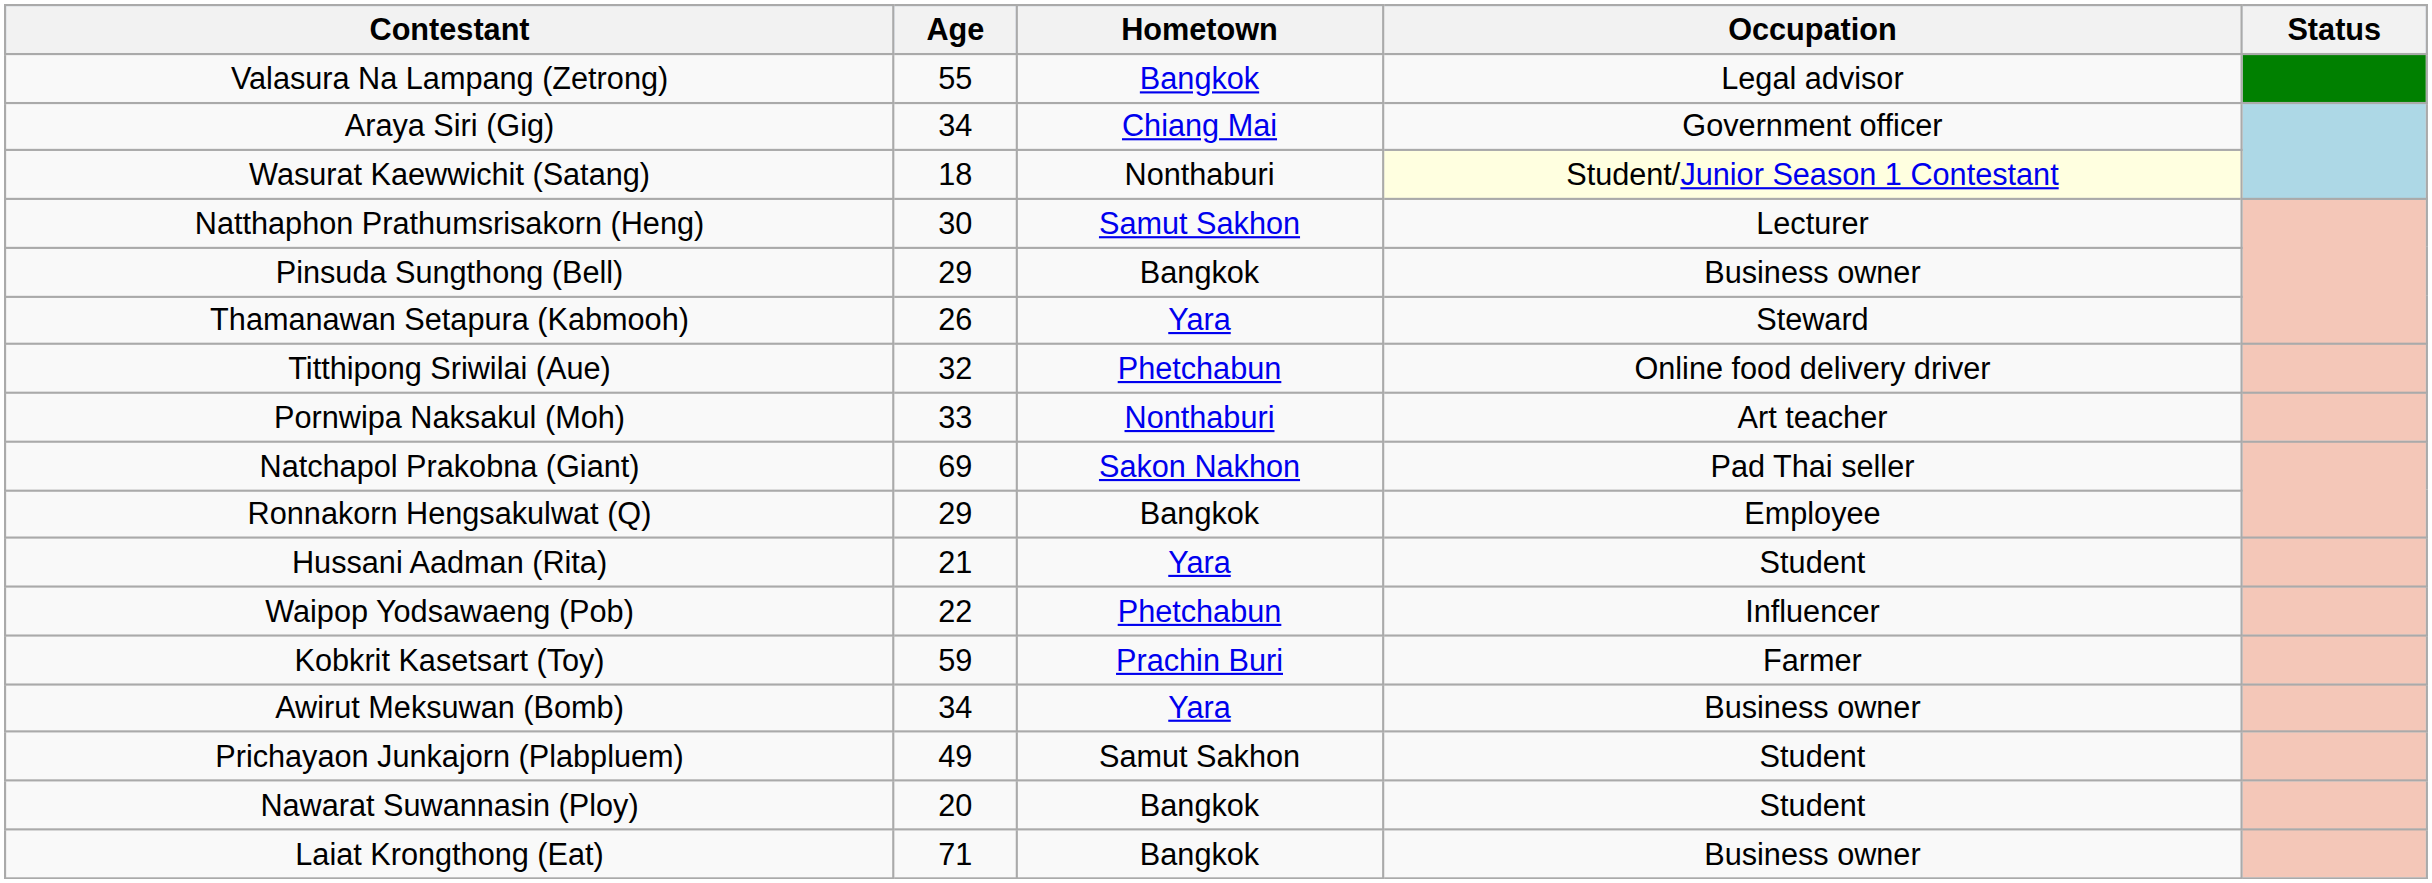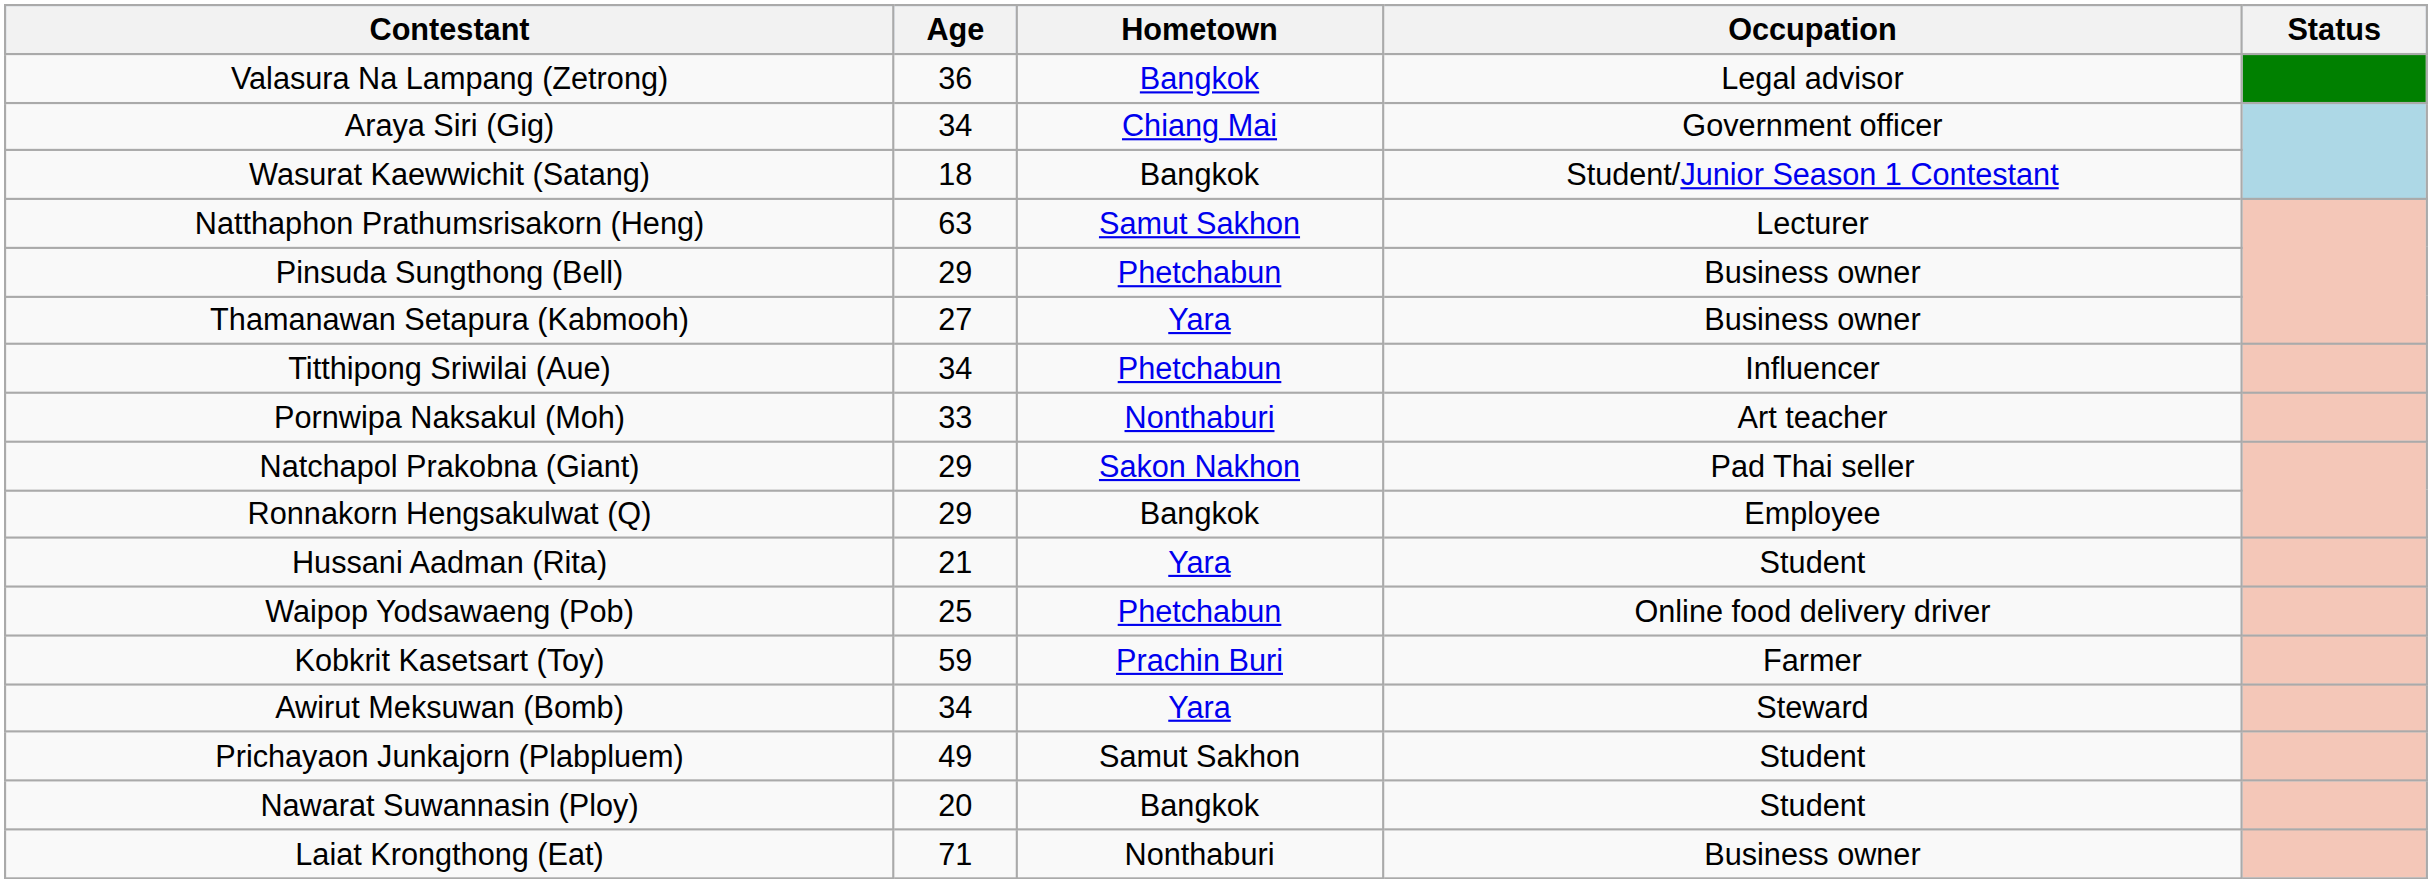(955, 78) 55 -> (955, 78) 36
(1199, 175) Nonthaburi -> (1200, 175) Bangkok
(1812, 175) lightyellow background -> (1812, 175) no background
(955, 224) 30 -> (955, 224) 63
(1200, 272) Bangkok -> (1200, 272) Phetchabun
(955, 320) 26 -> (955, 320) 27
(1812, 320) Steward -> (1812, 320) Business owner
(955, 369) 32 -> (955, 369) 34
(1812, 369) Online food delivery driver -> (1812, 369) Influencer
(955, 466) 69 -> (955, 466) 29
(955, 611) 22 -> (955, 611) 25
(1812, 611) Influencer -> (1812, 611) Online food delivery driver
(1812, 708) Business owner -> (1812, 708) Steward
(1200, 853) Bangkok -> (1199, 853) Nonthaburi
